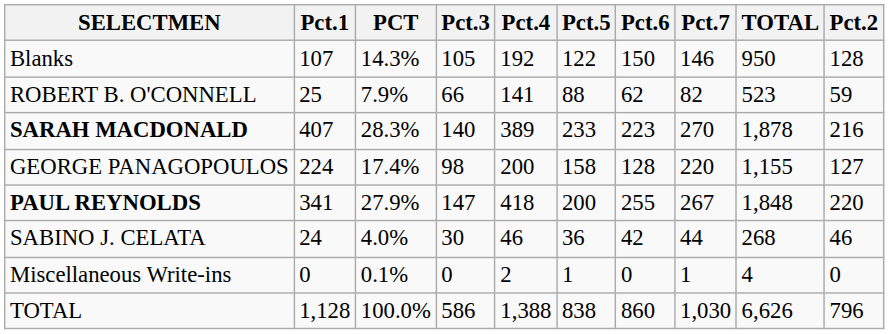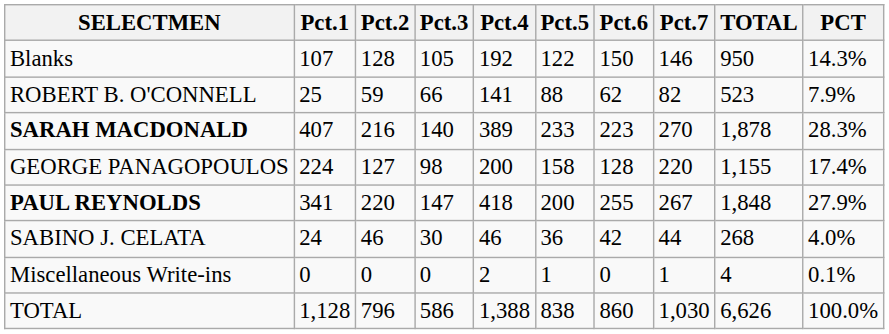columns swapped: (854, 22) <-> (396, 22)
